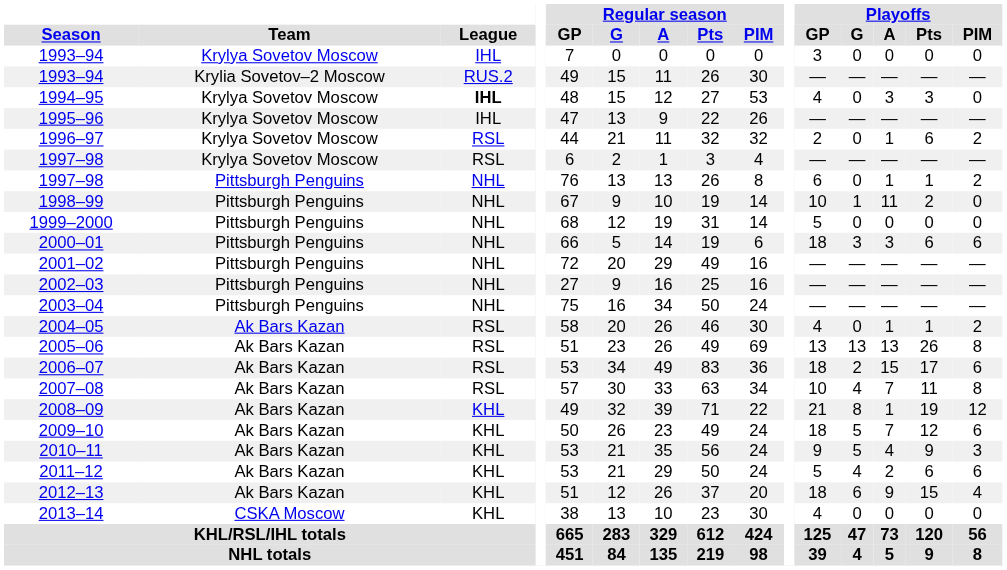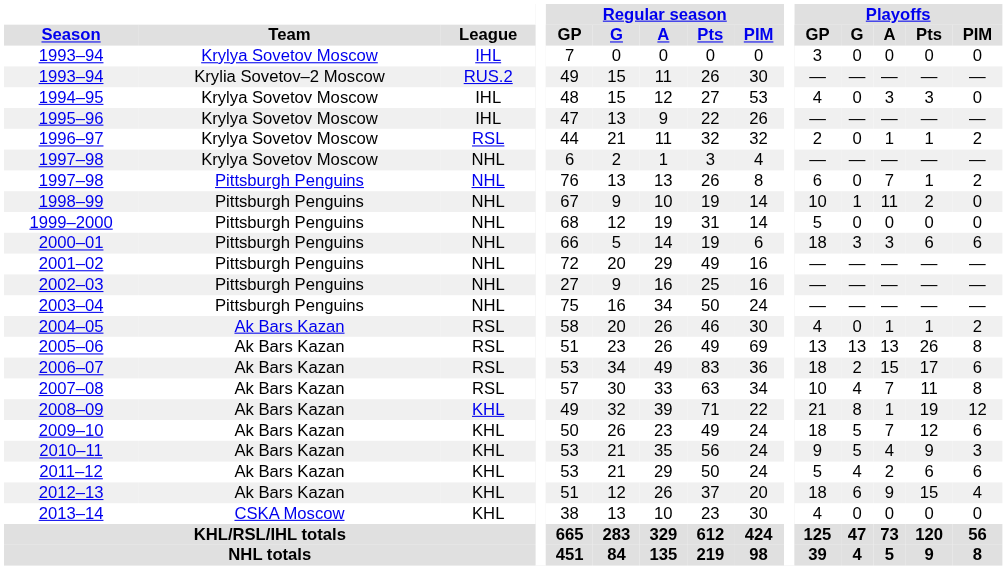(488, 97) bold -> (488, 97) normal
(929, 139) 6 -> (929, 139) 1
(488, 159) RSL -> (488, 159) NHL
(889, 180) 1 -> (889, 180) 7
